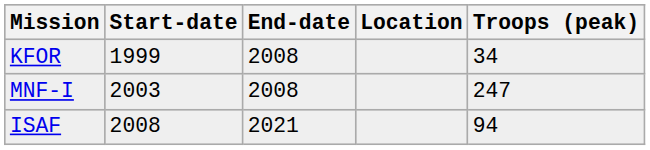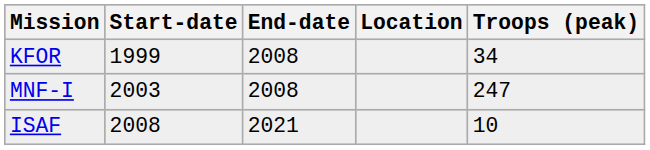(486, 126) 94 -> (486, 126) 10
